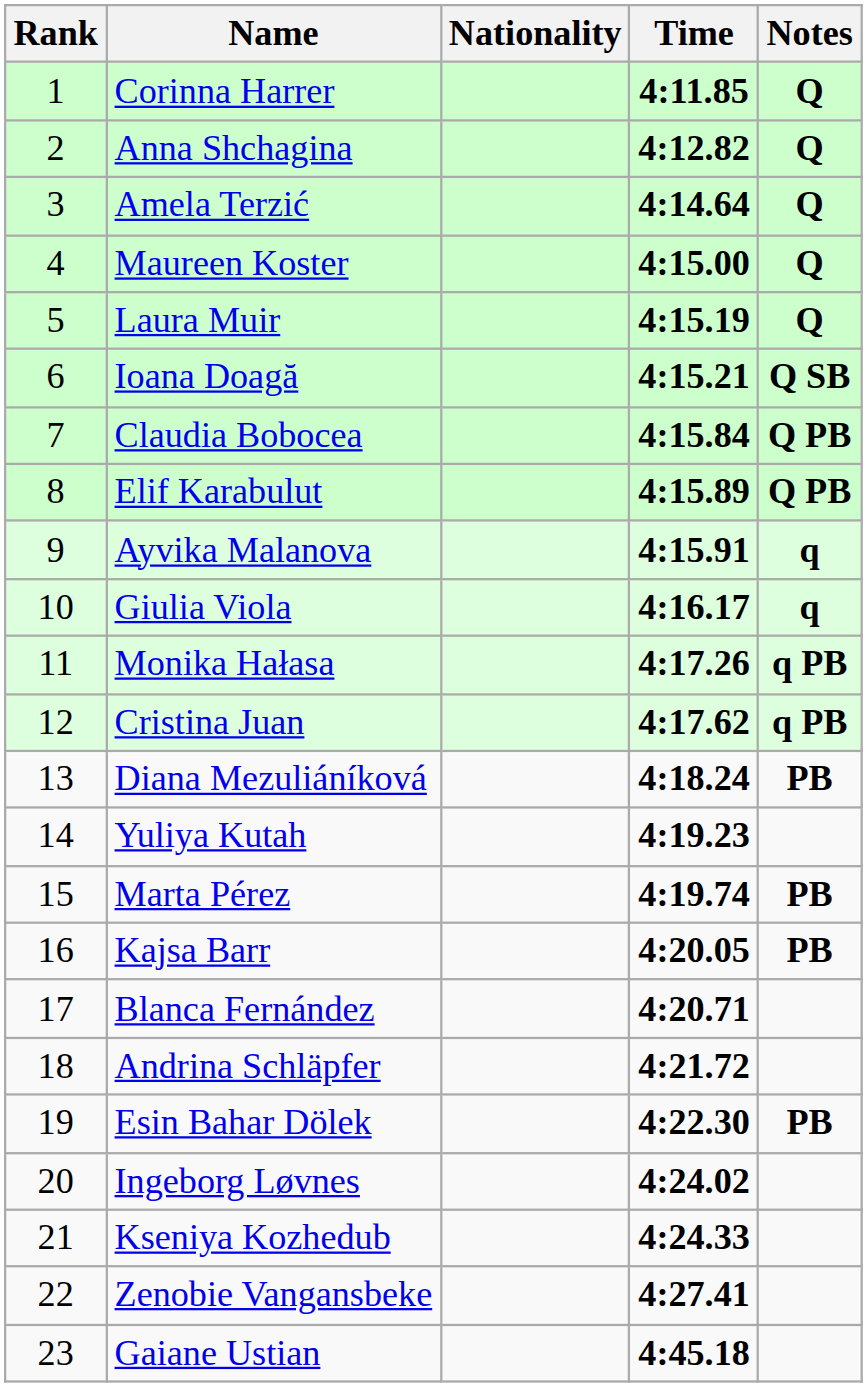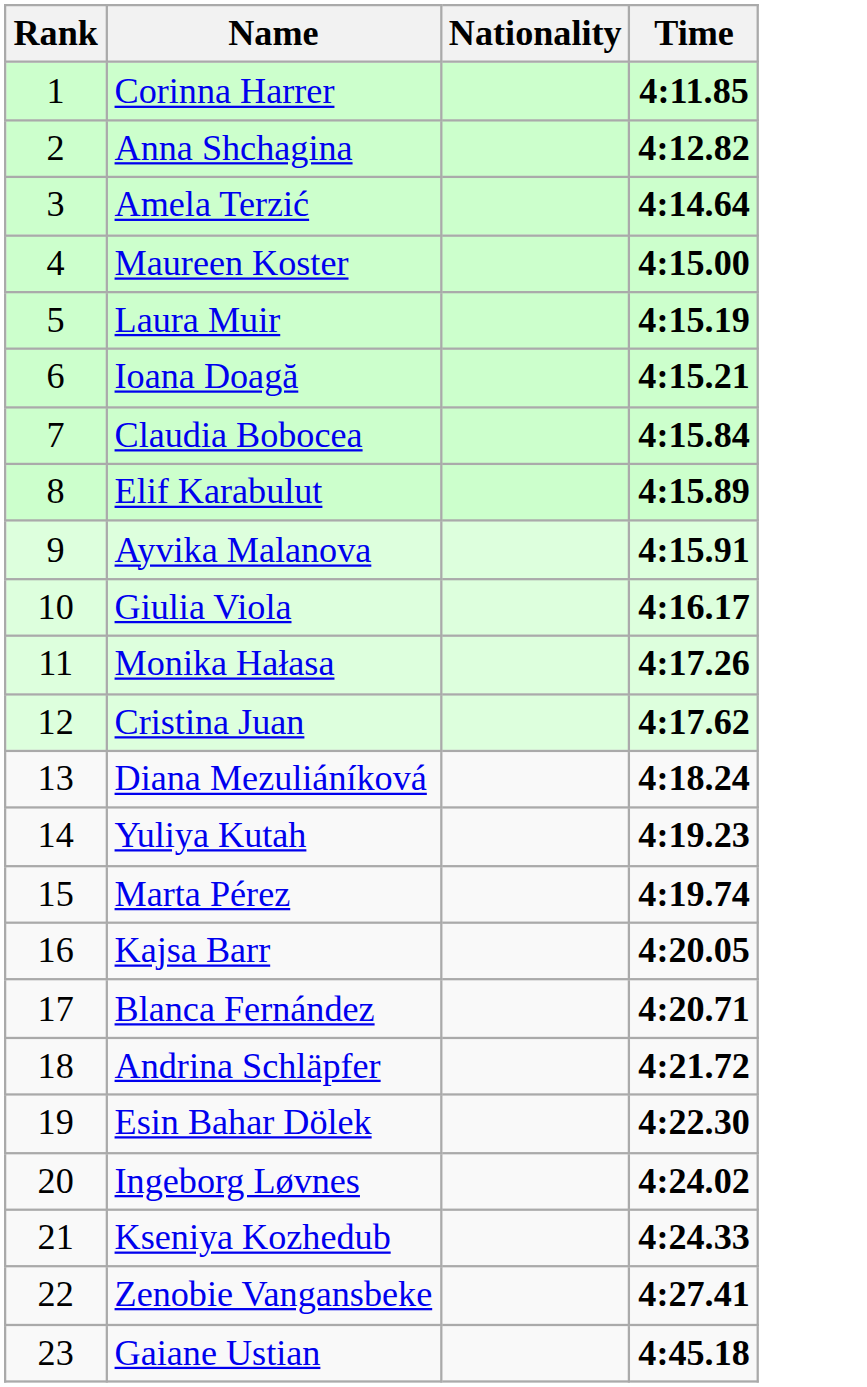- column: (810, 33)
